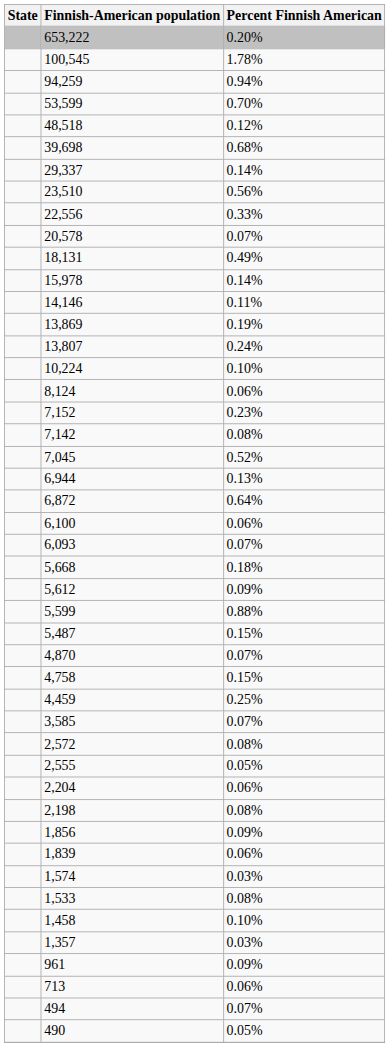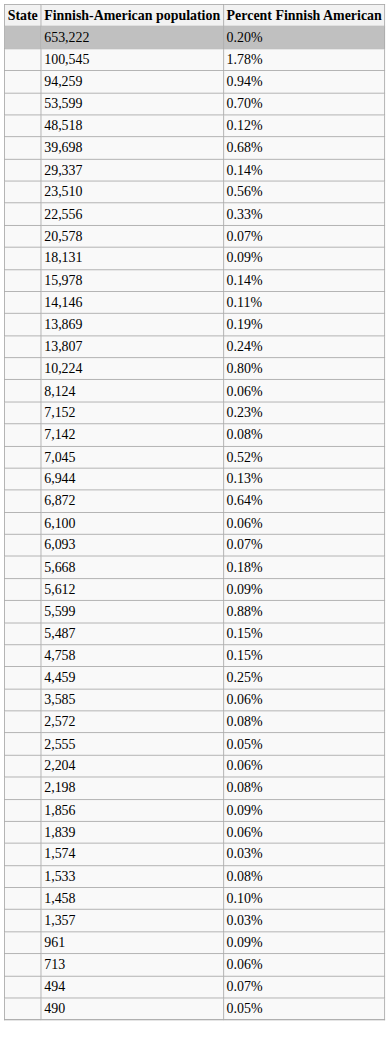(245, 258) 0.49% -> (245, 258) 0.09%
(245, 368) 0.10% -> (245, 368) 0.80%
- row: (60, 655)
(245, 721) 0.07% -> (245, 699) 0.06%
